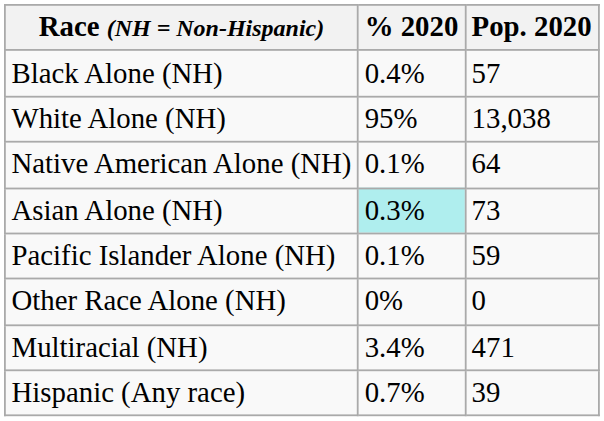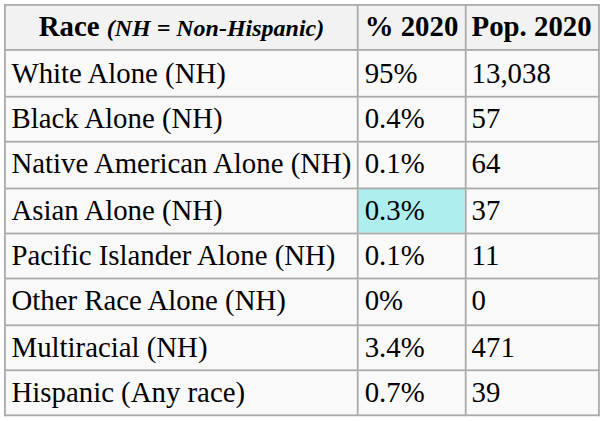rows swapped: (119, 118) <-> (117, 73)
(486, 210) 73 -> (486, 210) 37
(486, 255) 59 -> (485, 255) 11
